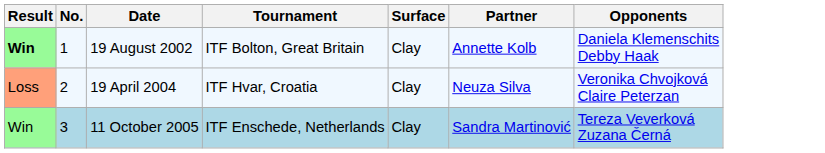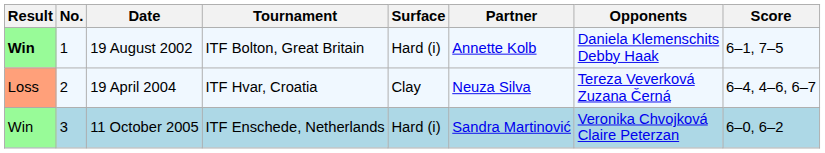+ column: (771, 16)
(406, 47) Clay -> (416, 47) Hard (i)
(643, 87) Veronika Chvojková Claire Peterzan -> (636, 87) Tereza Veverková Zuzana Černá
(406, 127) Clay -> (416, 127) Hard (i)
(636, 127) Tereza Veverková Zuzana Černá -> (643, 127) Veronika Chvojková Claire Peterzan
